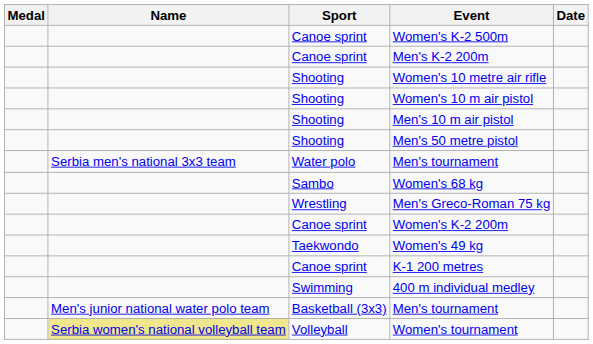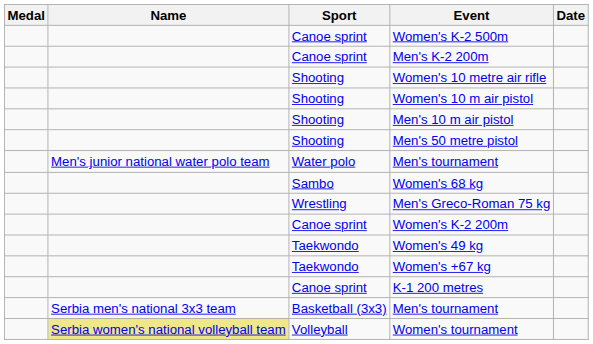(143, 162) Serbia men's national 3x3 team -> (160, 162) Men's junior national water polo team
+ row: (325, 266)
- row: (322, 287)
(160, 308) Men's junior national water polo team -> (143, 308) Serbia men's national 3x3 team
